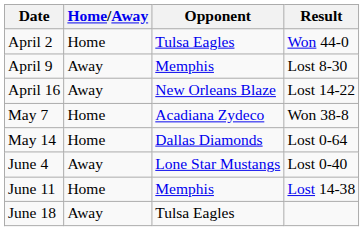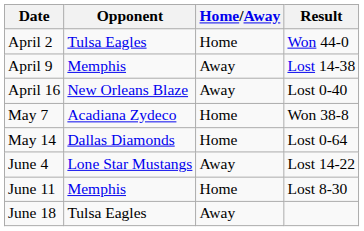columns swapped: (218, 16) <-> (108, 16)
(317, 66) Lost 8-30 -> (321, 66) Lost 14-38
(321, 90) Lost 14-22 -> (317, 90) Lost 0-40
(317, 164) Lost 0-40 -> (321, 164) Lost 14-22
(321, 189) Lost 14-38 -> (317, 189) Lost 8-30
